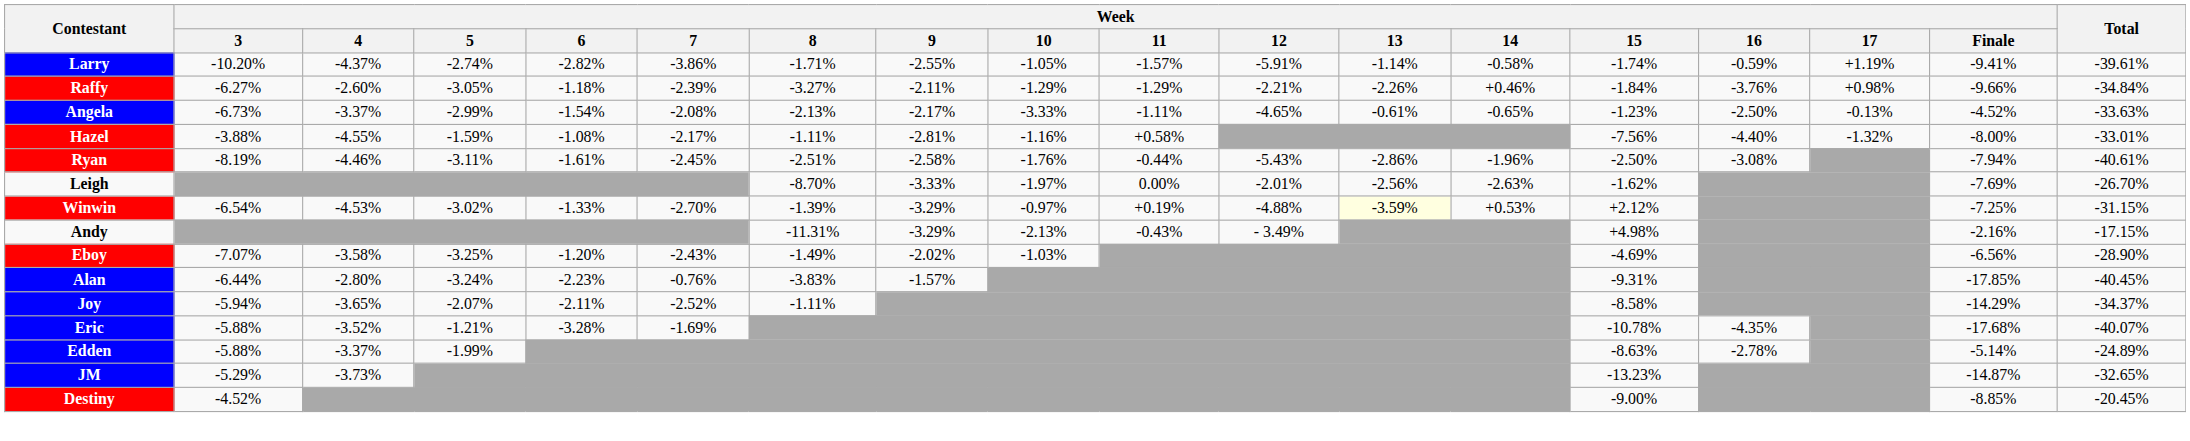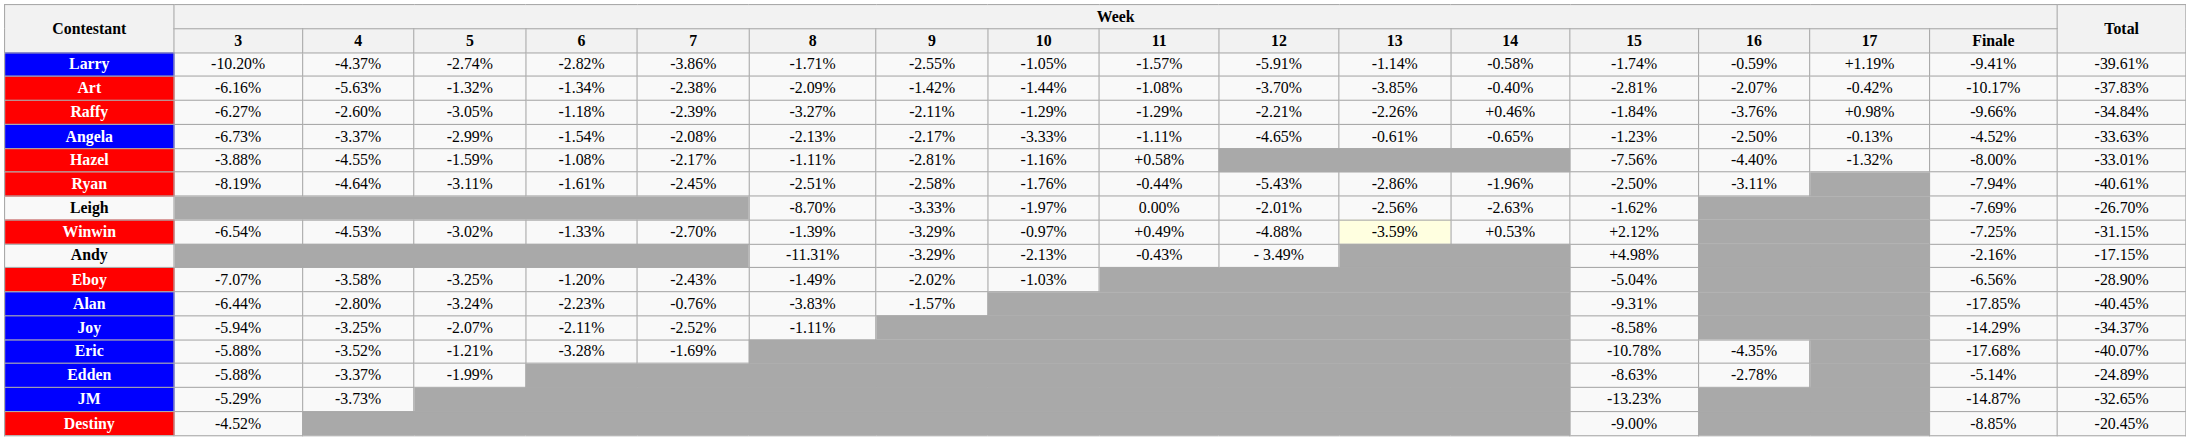+ row: (89, 88)
(358, 160) -4.46% -> (358, 184) -4.64%
(1754, 160) -3.08% -> (1754, 184) -3.11%
(1159, 208) +0.19% -> (1159, 232) +0.49%
(1634, 256) -4.69% -> (1634, 280) -5.04%
(358, 303) -3.65% -> (358, 327) -3.25%
